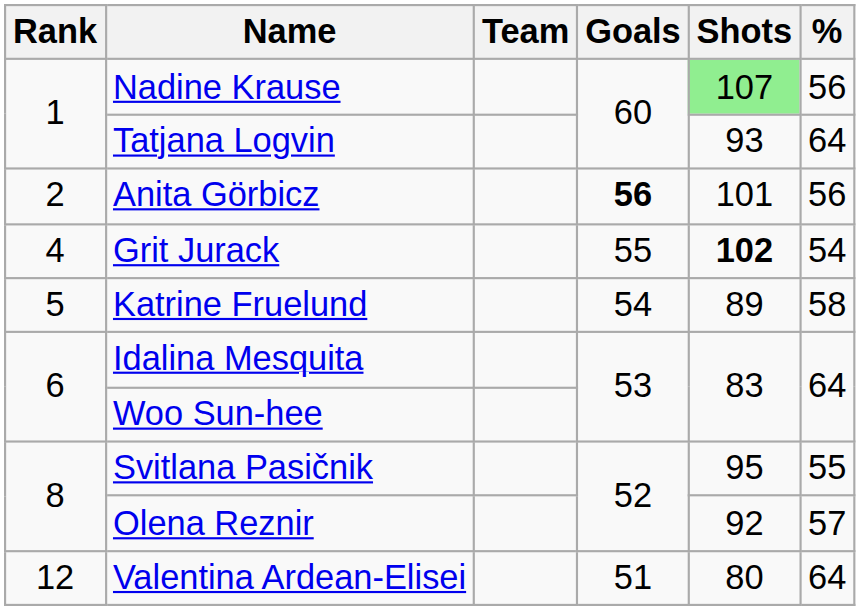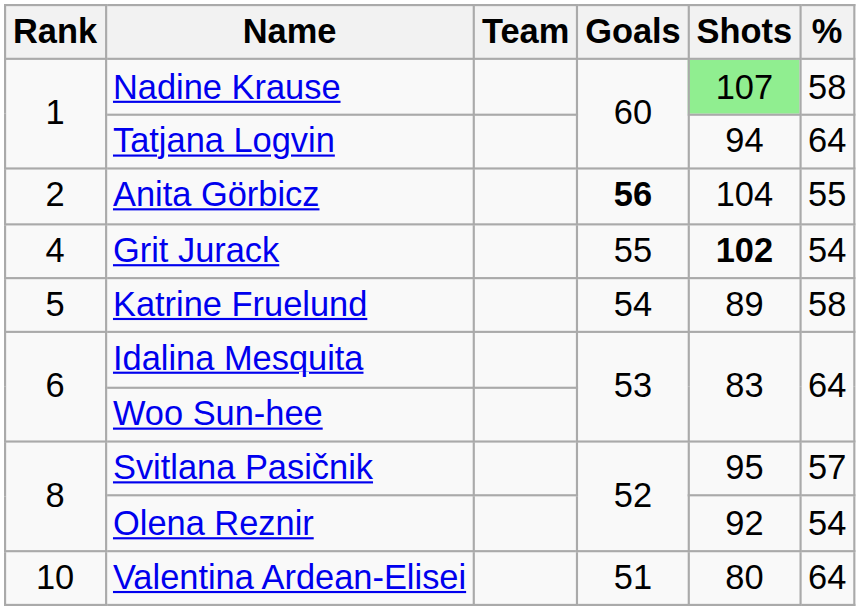(827, 86) 56 -> (827, 86) 58
(744, 140) 93 -> (744, 140) 94
(744, 195) 101 -> (744, 195) 104
(827, 195) 56 -> (827, 195) 55
(827, 468) 55 -> (827, 468) 57
(827, 522) 57 -> (827, 522) 54
(55, 577) 12 -> (55, 577) 10
